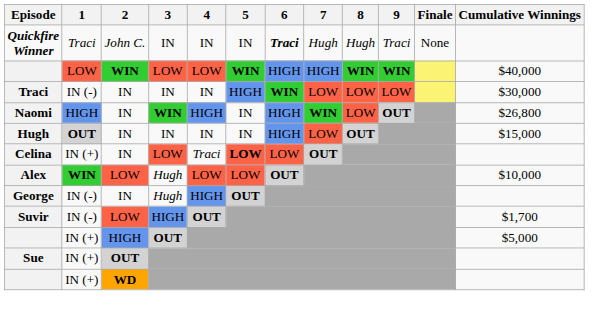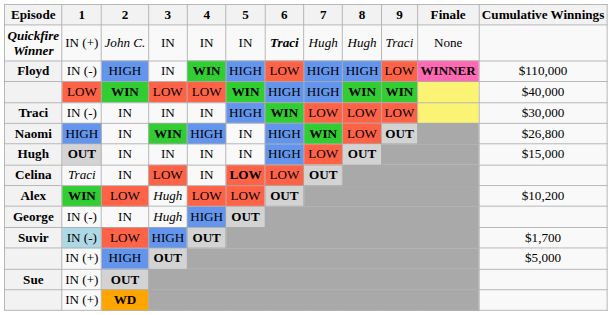(82, 43) Traci -> (82, 43) IN (+)
+ row: (33, 71)
(82, 154) IN (+) -> (82, 175) Traci
(207, 154) Traci -> (207, 175) IN
(520, 175) $10,000 -> (543, 196) $10,200
(82, 216) no background -> (82, 237) lightblue background
